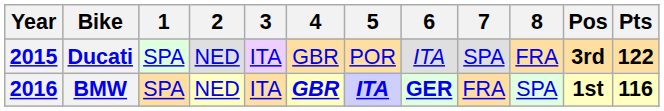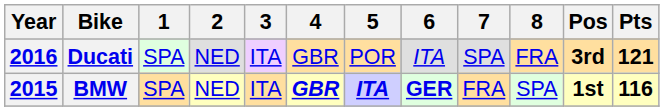(34, 56) 2015 -> (34, 56) 2016
(636, 56) 122 -> (636, 56) 121
(34, 90) 2016 -> (34, 90) 2015
